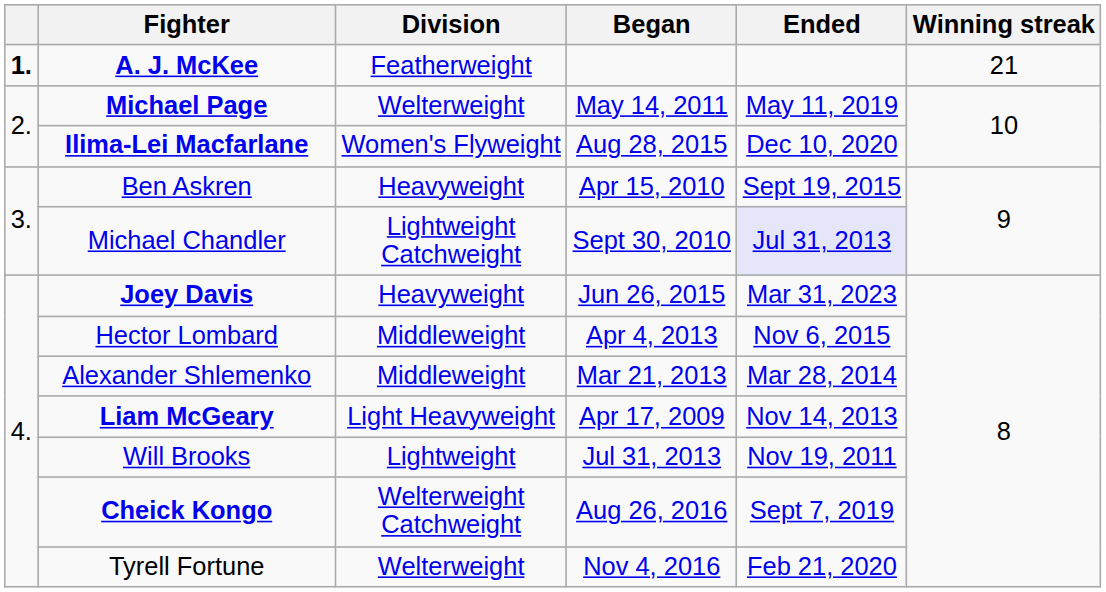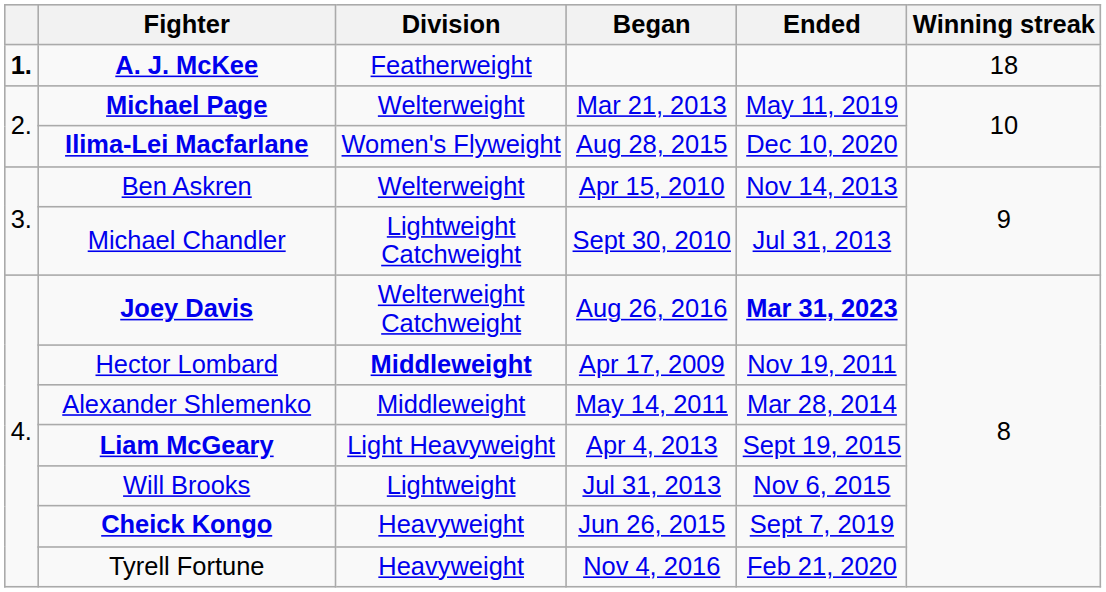(1004, 65) 21 -> (1004, 65) 18
(652, 105) May 14, 2011 -> (652, 105) Mar 21, 2013
(451, 186) Heavyweight -> (451, 186) Welterweight
(822, 186) Sept 19, 2015 -> (822, 186) Nov 14, 2013
(822, 240) lavender background -> (822, 240) no background
(451, 295) Heavyweight -> (451, 309) Welterweight Catchweight
(652, 295) Jun 26, 2015 -> (652, 309) Aug 26, 2016
(822, 295) normal -> (822, 309) bold
(451, 335) normal -> (451, 364) bold
(652, 335) Apr 4, 2013 -> (652, 364) Apr 17, 2009
(822, 335) Nov 6, 2015 -> (822, 364) Nov 19, 2011
(652, 376) Mar 21, 2013 -> (652, 404) May 14, 2011
(652, 416) Apr 17, 2009 -> (652, 445) Apr 4, 2013
(822, 416) Nov 14, 2013 -> (822, 445) Sept 19, 2015
(822, 456) Nov 19, 2011 -> (822, 485) Nov 6, 2015
(451, 511) Welterweight Catchweight -> (451, 525) Heavyweight
(652, 511) Aug 26, 2016 -> (652, 525) Jun 26, 2015
(451, 566) Welterweight -> (451, 566) Heavyweight
